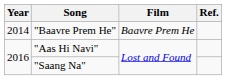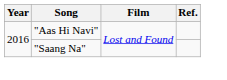- row: (75, 30)
